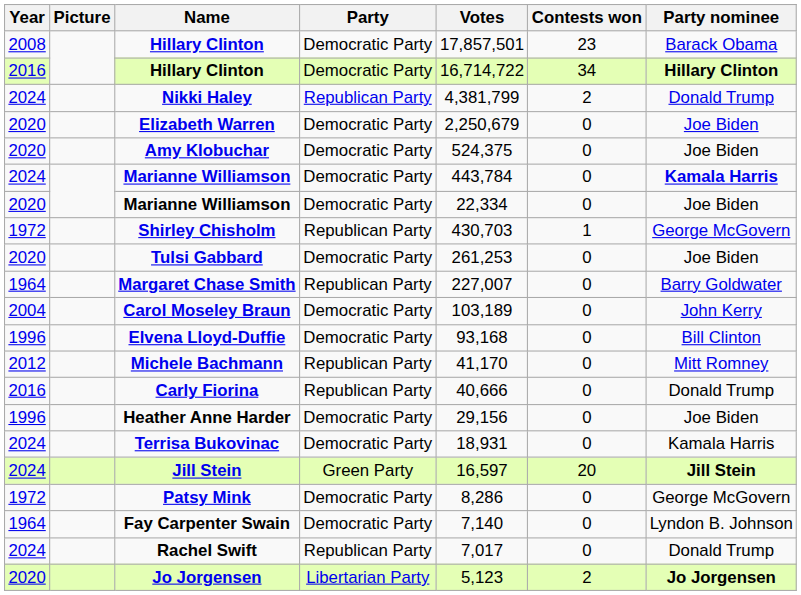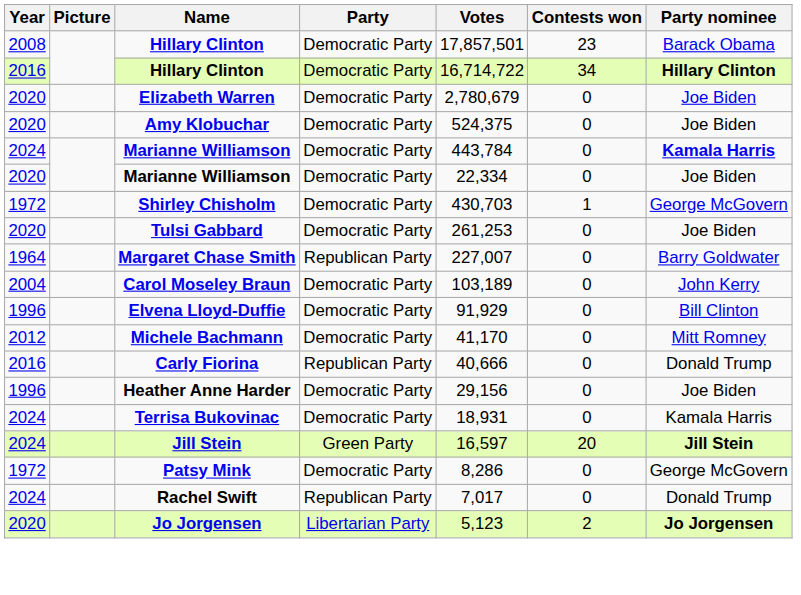- row: (27, 97)
(482, 124) 2,250,679 -> (482, 97) 2,780,679
(368, 230) Republican Party -> (368, 204) Democratic Party
(482, 337) 93,168 -> (482, 310) 91,929
(368, 364) Republican Party -> (368, 337) Democratic Party
- row: (27, 524)
